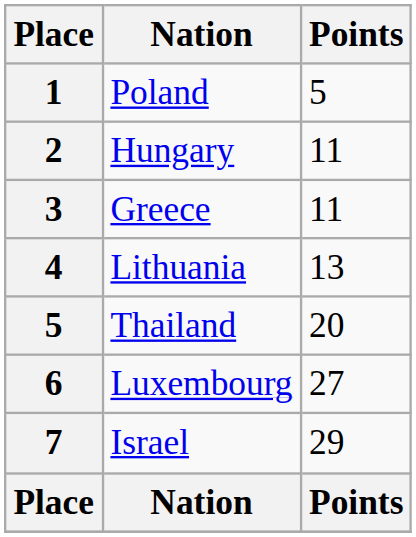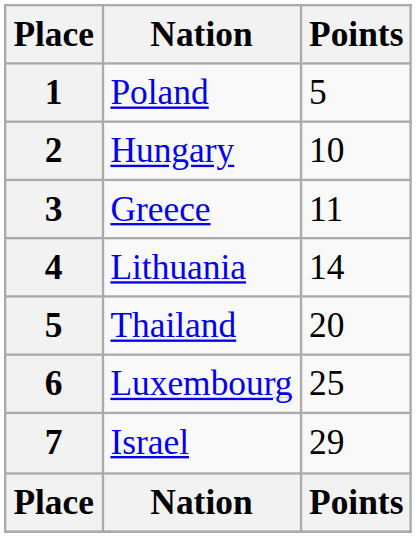(326, 150) 11 -> (327, 150) 10
(327, 267) 13 -> (327, 267) 14
(327, 384) 27 -> (327, 384) 25
